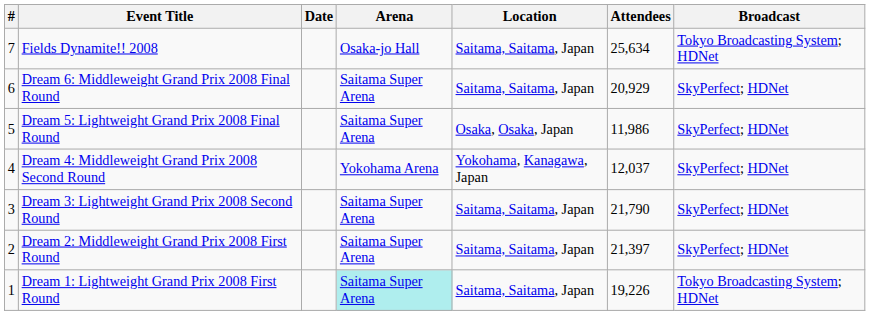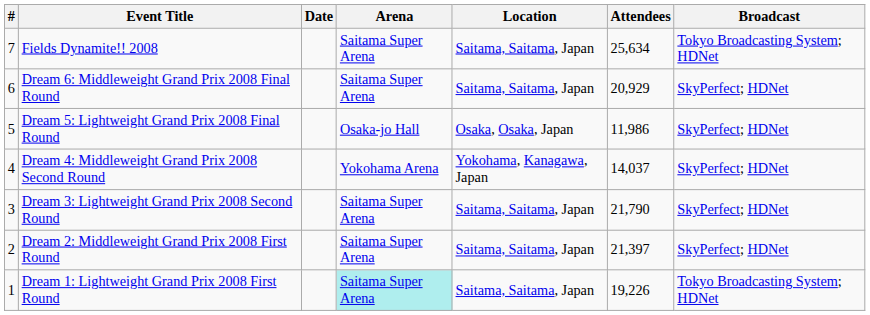(380, 48) Osaka-jo Hall -> (381, 48) Saitama Super Arena
(381, 129) Saitama Super Arena -> (380, 129) Osaka-jo Hall
(630, 169) 12,037 -> (630, 169) 14,037
